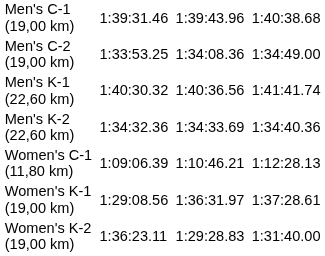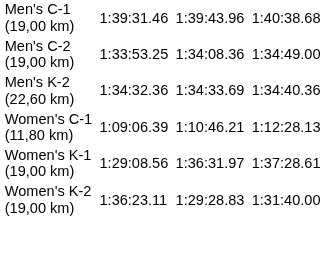- row: (40, 90)
